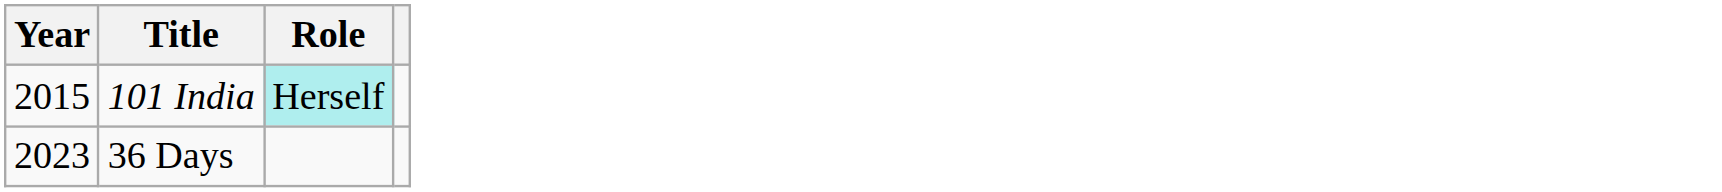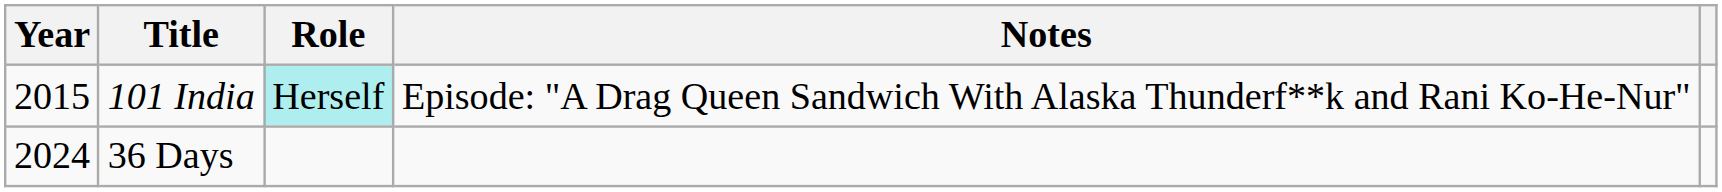+ column: (1046, 34)
(52, 155) 2023 -> (52, 155) 2024
